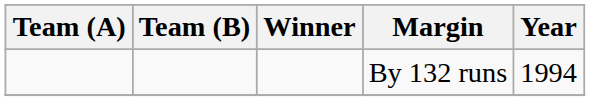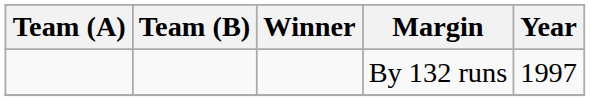(549, 71) 1994 -> (549, 71) 1997
